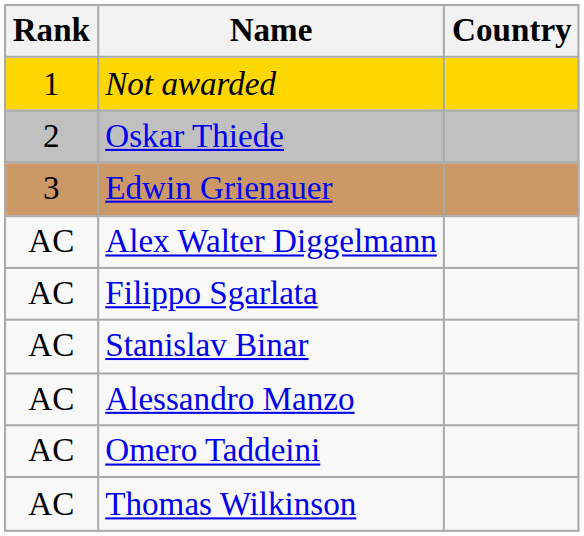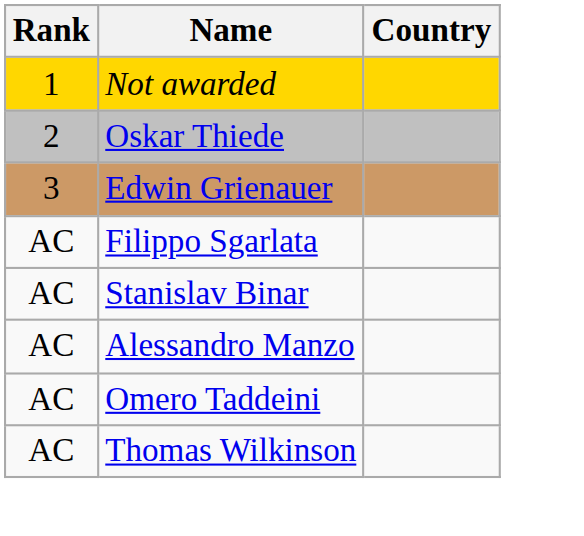- row: (271, 240)
